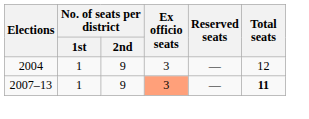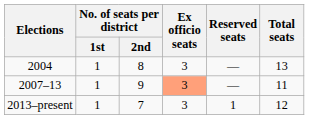(123, 66) 9 -> (141, 66) 8
(263, 66) 12 -> (282, 66) 13
(263, 85) bold -> (282, 85) normal
+ row: (40, 104)
